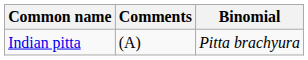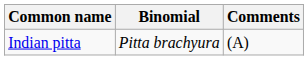columns swapped: (250, 17) <-> (155, 17)
